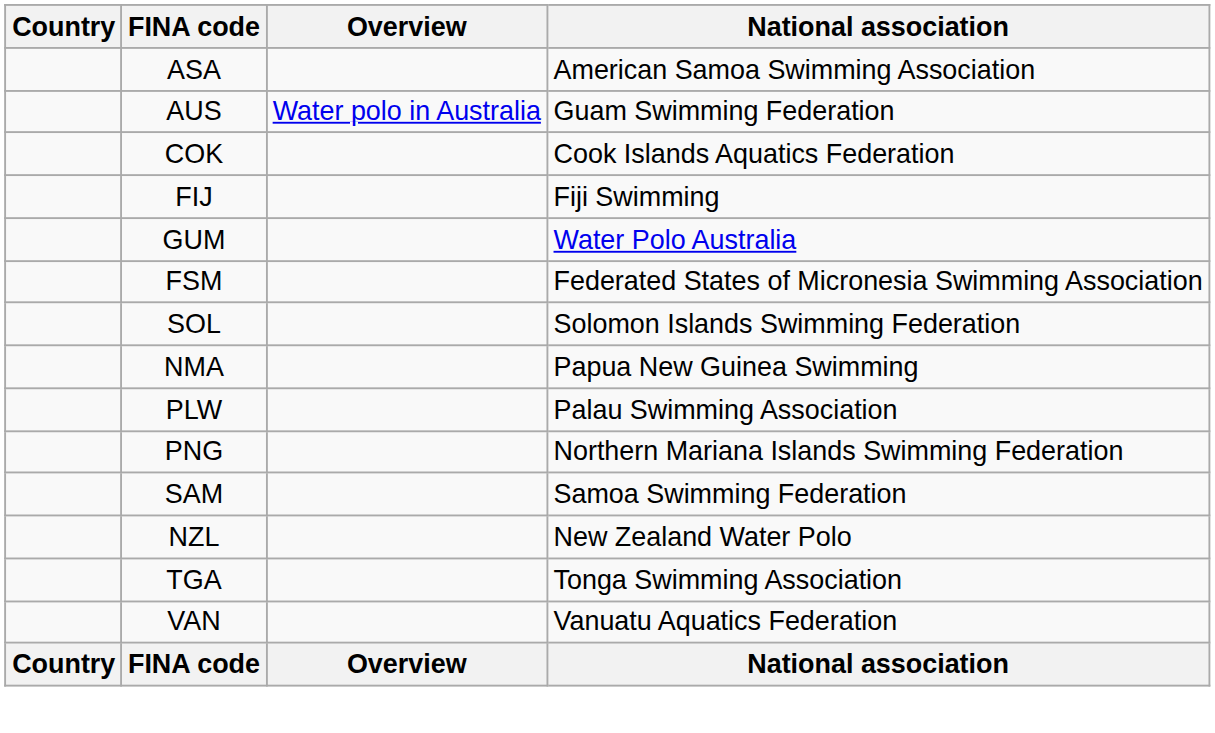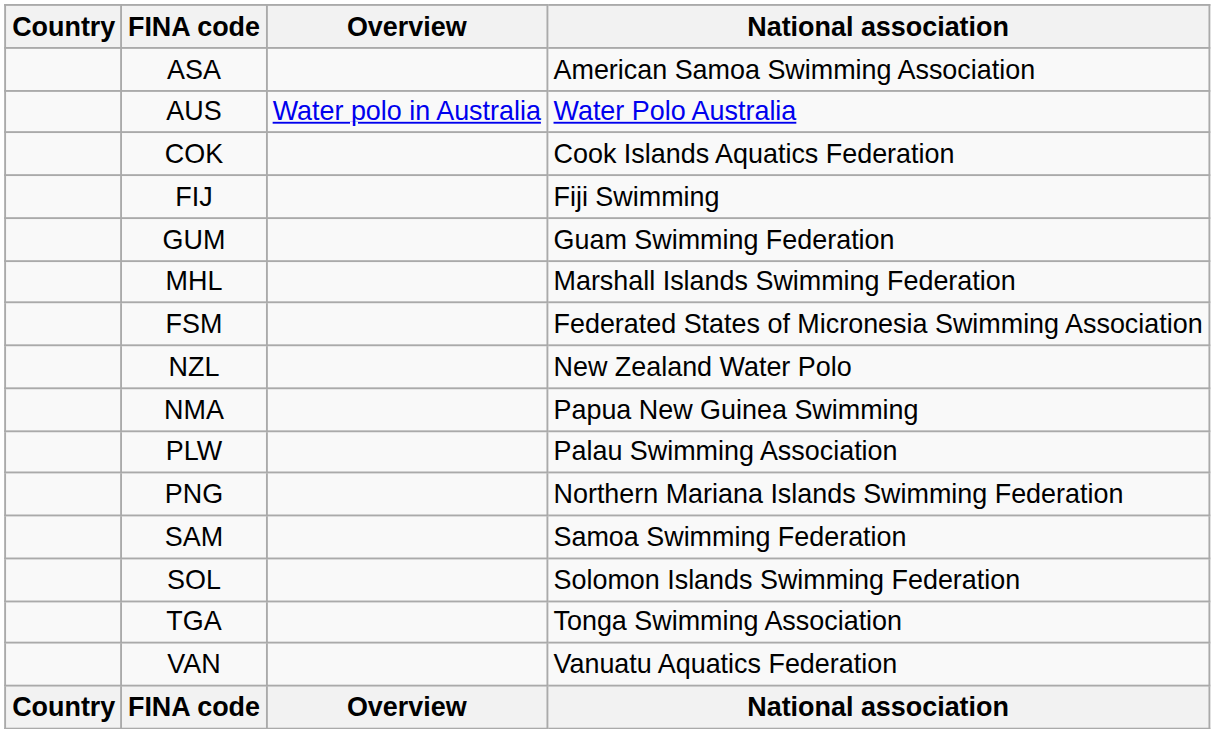(724, 112) Guam Swimming Federation -> (675, 112) Water Polo Australia
(675, 239) Water Polo Australia -> (724, 239) Guam Swimming Federation
+ row: (194, 282)
rows swapped: (194, 537) <-> (194, 324)
